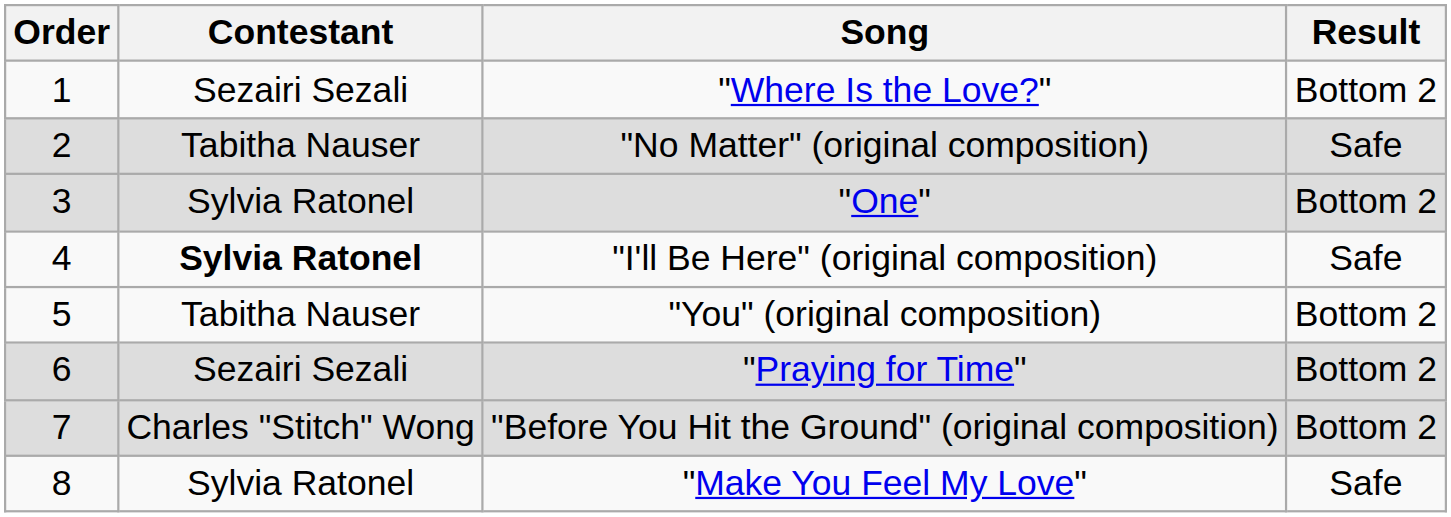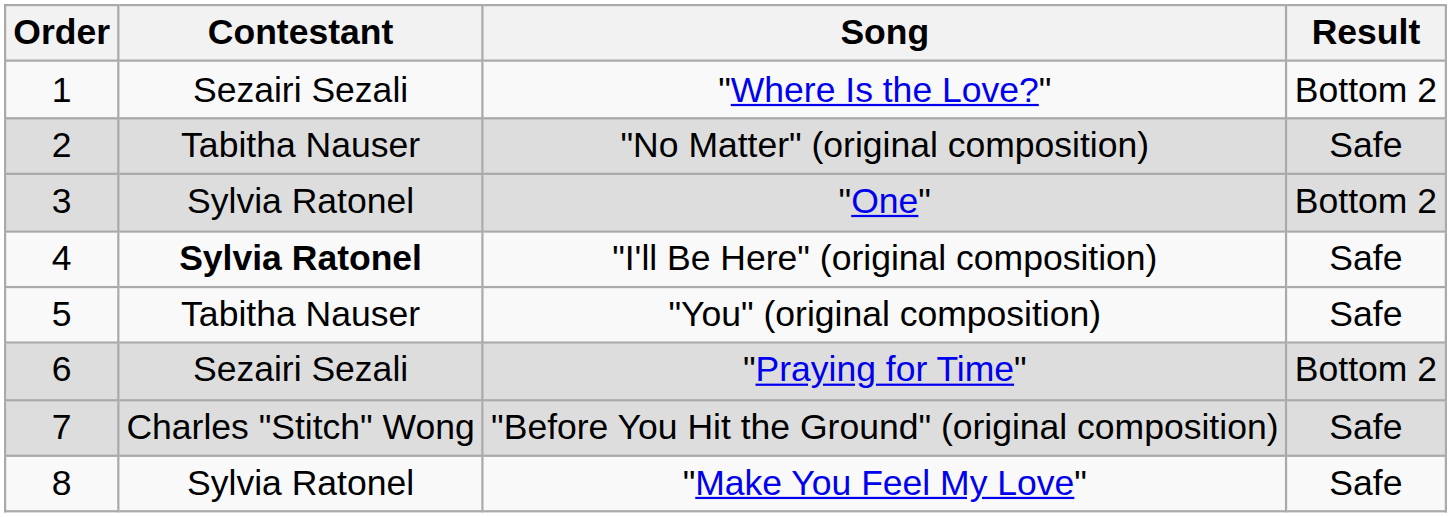(1366, 314) Bottom 2 -> (1366, 314) Safe
(1366, 426) Bottom 2 -> (1366, 426) Safe
